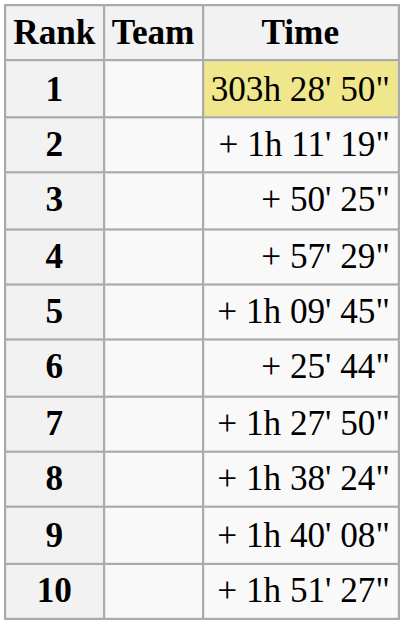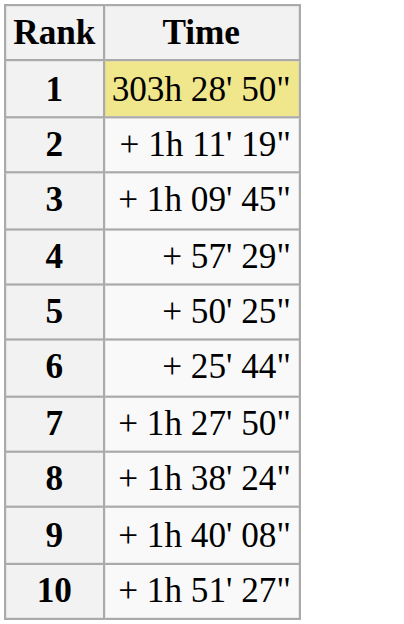- column: (153, 32)
(326, 199) + 50' 25" -> (204, 199) + 1h 09' 45"
(304, 311) + 1h 09' 45" -> (226, 311) + 50' 25"
